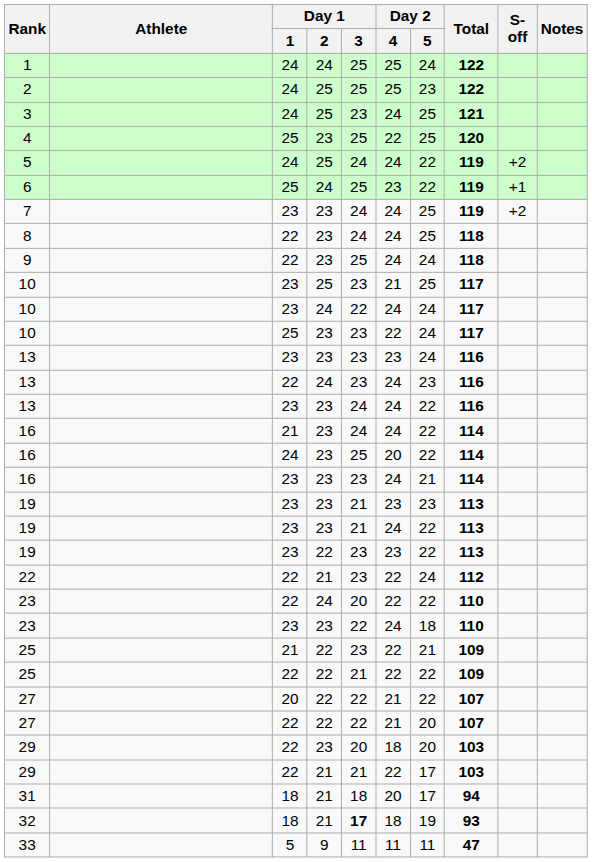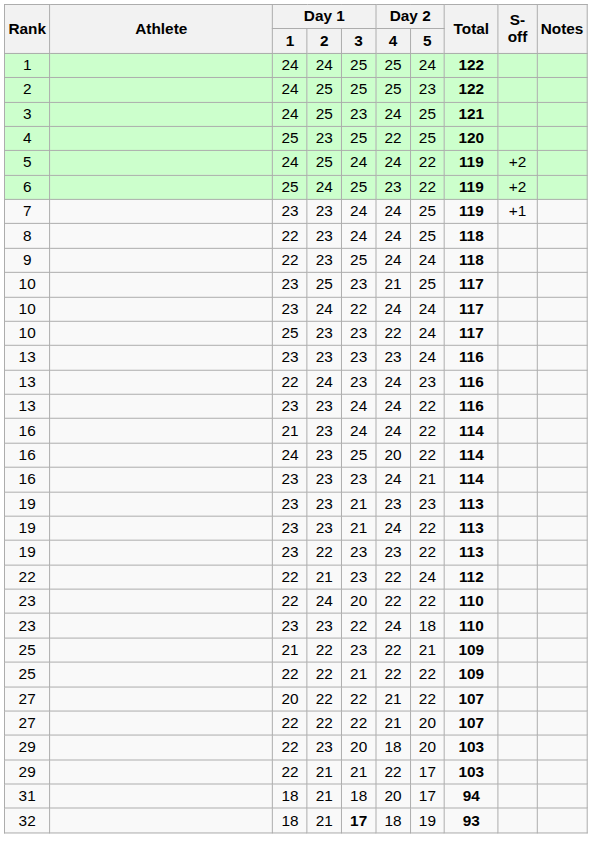(517, 187) +1 -> (517, 187) +2
(517, 211) +2 -> (517, 211) +1
- row: (27, 844)
